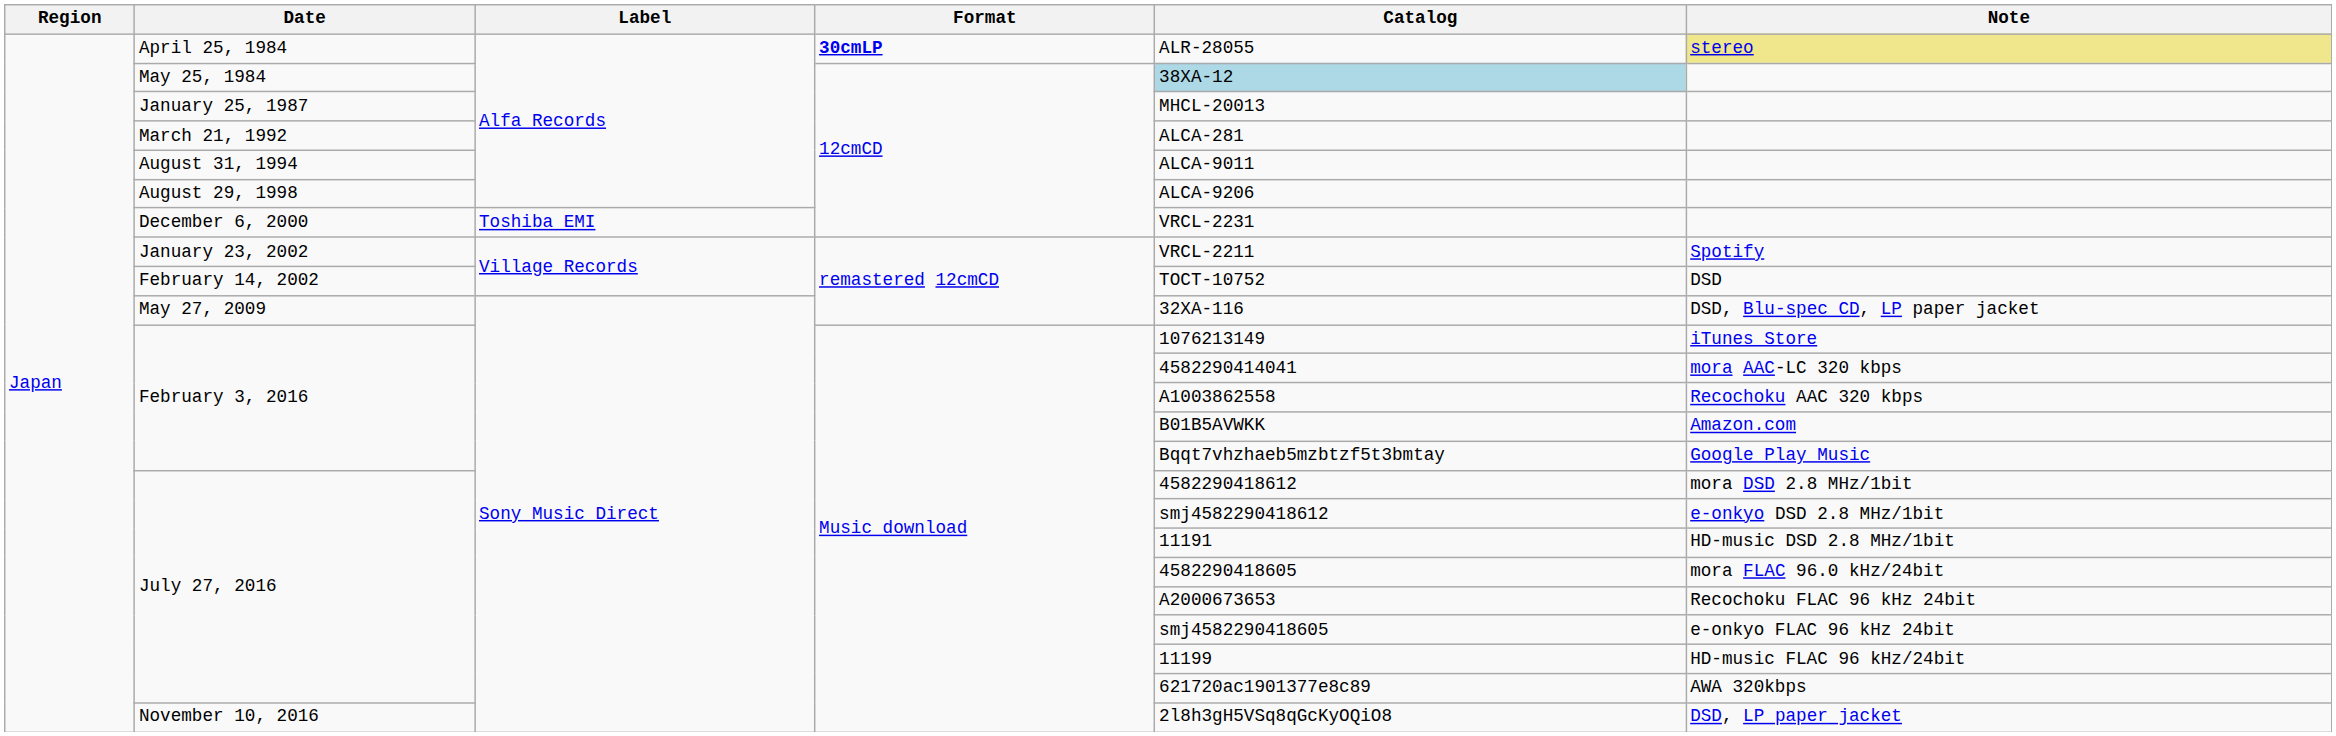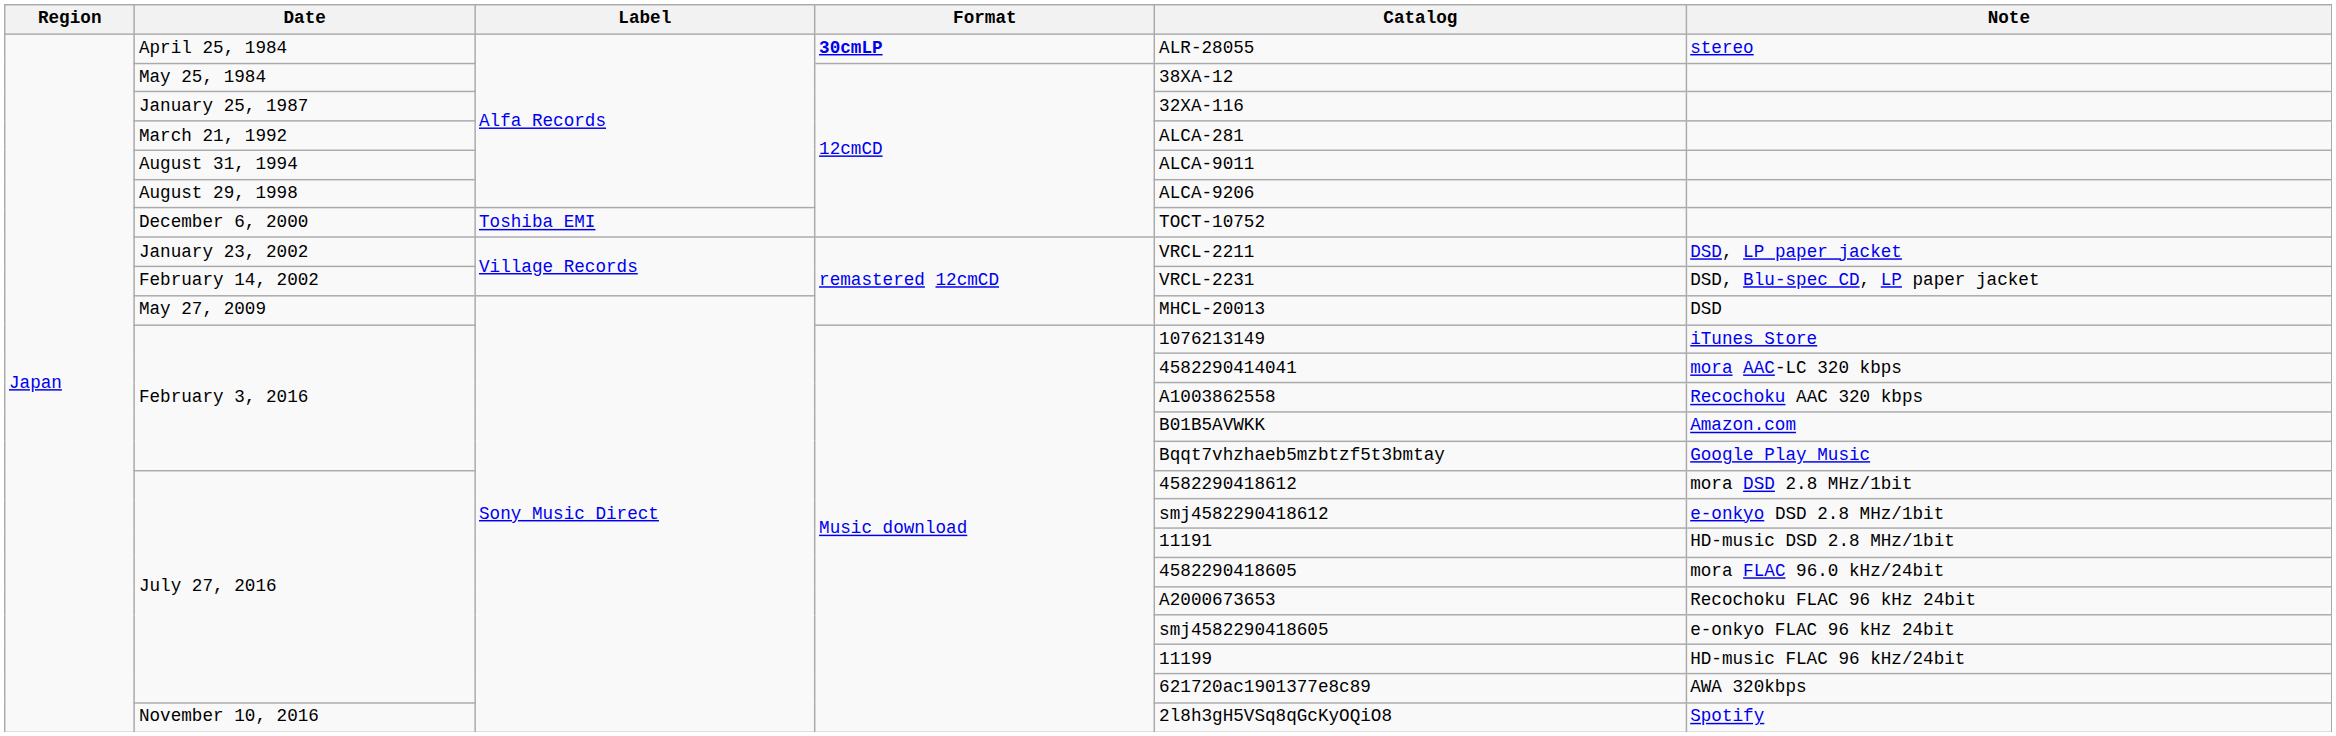(1722, 48) khaki background -> (1722, 48) no background
(1196, 77) lightblue background -> (1196, 77) no background
(1212, 107) MHCL-20013 -> (1201, 107) 32XA-116
(1207, 223) VRCL-2231 -> (1212, 223) TOCT-10752
(1727, 252) Spotify -> (1796, 252) DSD, LP paper jacket
(1212, 281) TOCT-10752 -> (1207, 281) VRCL-2231
(1706, 281) DSD -> (1865, 281) DSD, Blu-spec CD, LP paper jacket
(1201, 310) 32XA-116 -> (1212, 310) MHCL-20013
(1865, 310) DSD, Blu-spec CD, LP paper jacket -> (1706, 310) DSD
(1796, 717) DSD, LP paper jacket -> (1727, 717) Spotify
